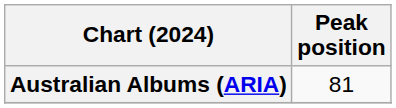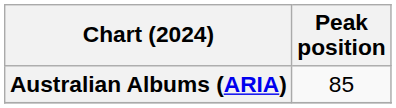(341, 84) 81 -> (341, 84) 85
